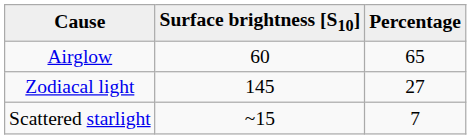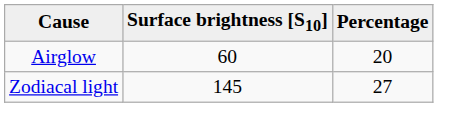(415, 56) 65 -> (383, 56) 20
- row: (80, 117)
